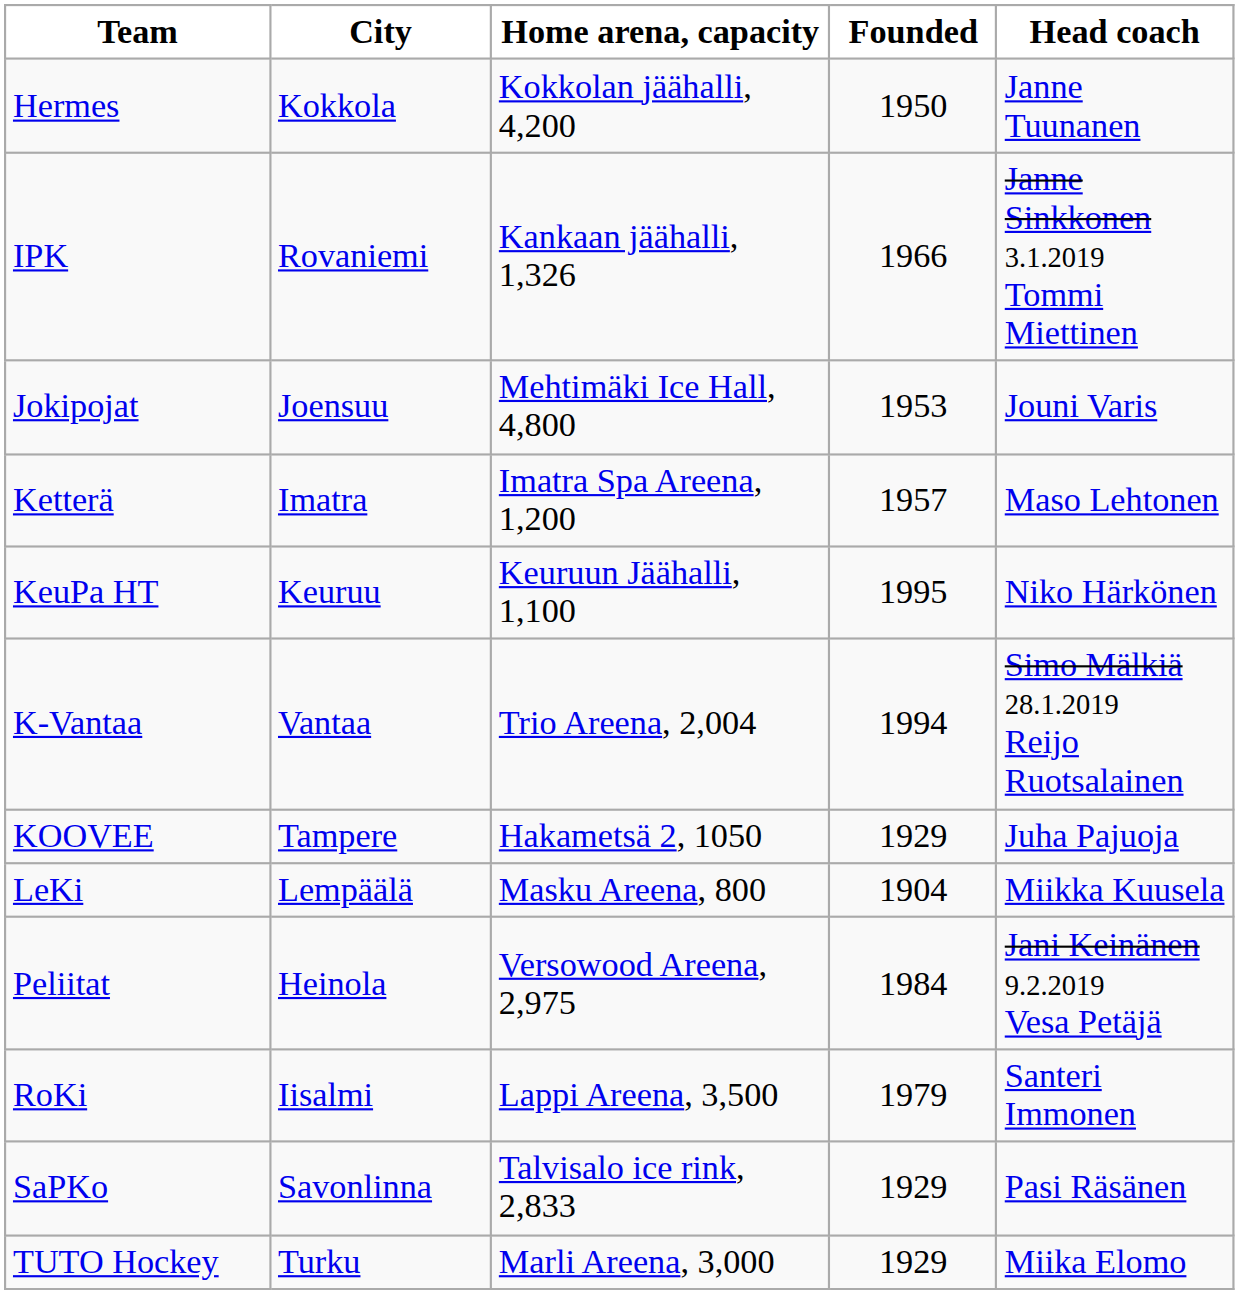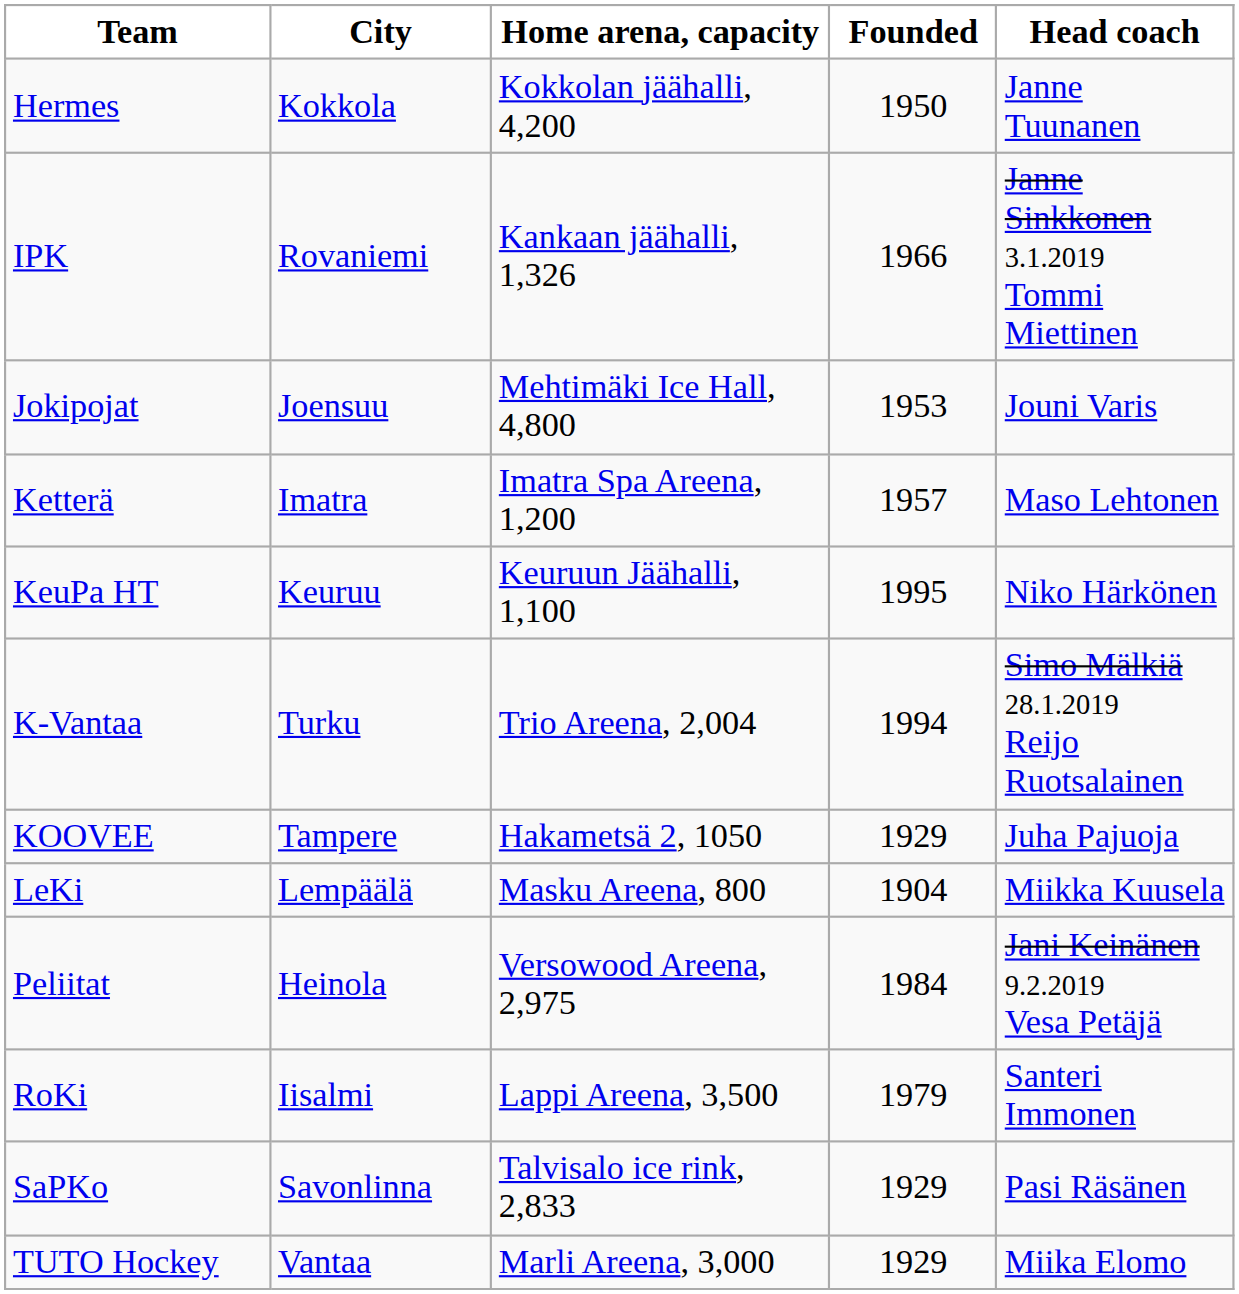(325, 723) Vantaa -> (319, 723) Turku
(319, 1261) Turku -> (325, 1261) Vantaa
